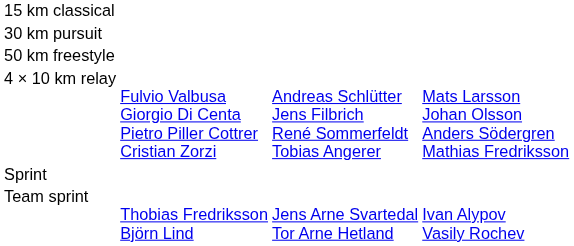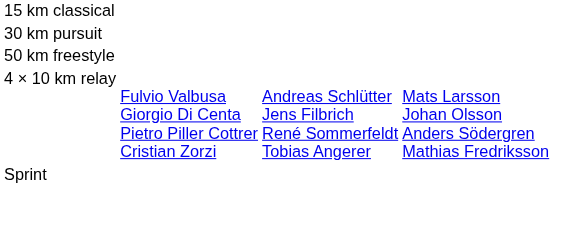- row: (46, 196)
